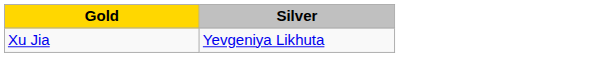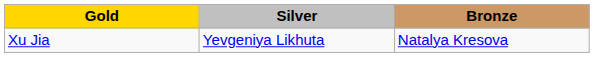+ column: (492, 16)
